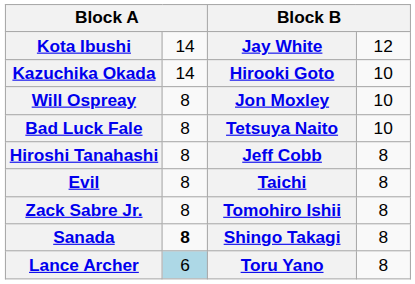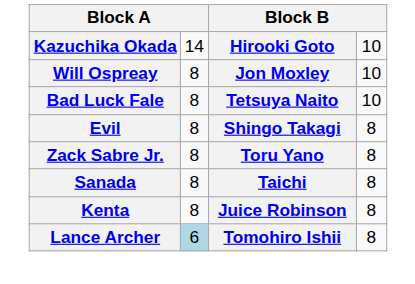- row: (84, 45)
- row: (84, 155)
(282, 182) Taichi -> (282, 127) Shingo Takagi
(282, 210) Tomohiro Ishii -> (282, 155) Toru Yano
(185, 237) bold -> (194, 182) normal
(282, 237) Shingo Takagi -> (282, 182) Taichi
+ row: (105, 210)
(282, 264) Toru Yano -> (282, 237) Tomohiro Ishii
